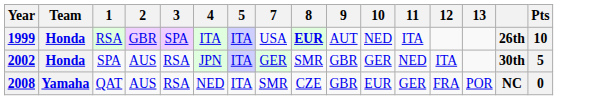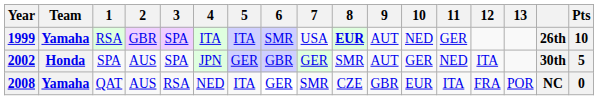+ column: (279, 16)
(65, 38) Honda -> (65, 38) Yamaha
(413, 38) ITA -> (454, 38) GER
(177, 61) RSA -> (177, 61) SPA
(242, 61) ITA -> (244, 61) GER
(344, 61) GBR -> (384, 61) AUT
(413, 83) GER -> (454, 83) ITA
